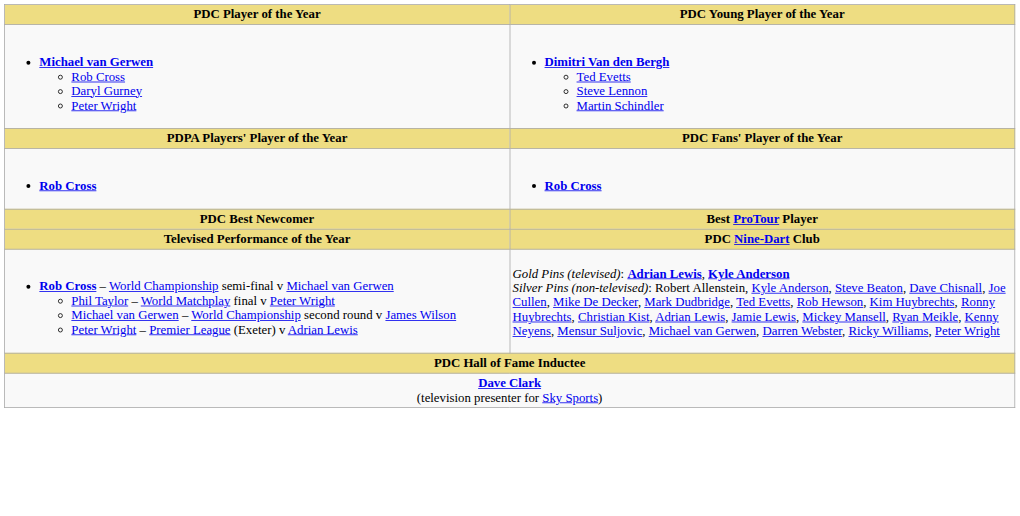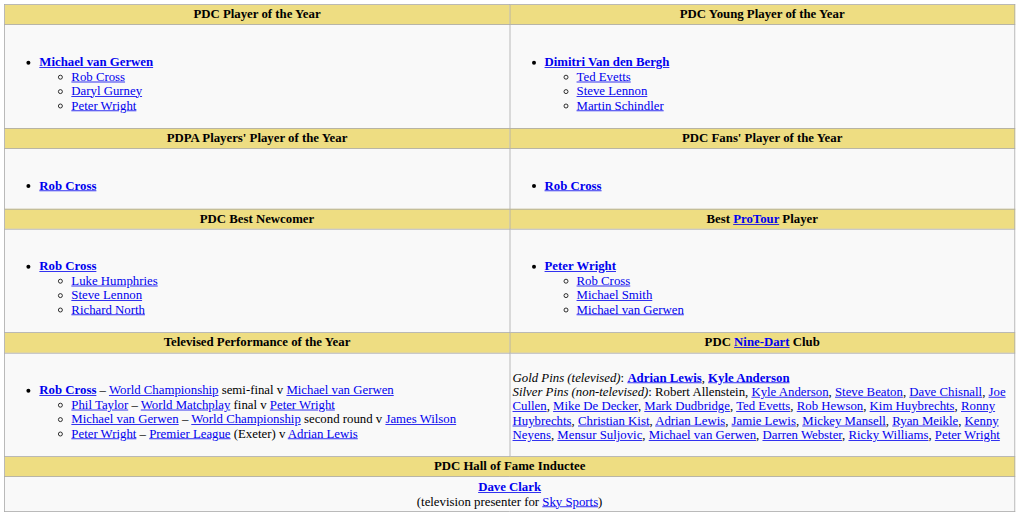+ row: (257, 288)
